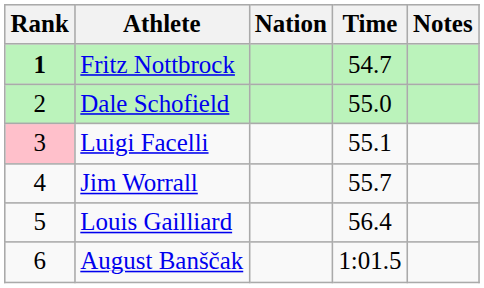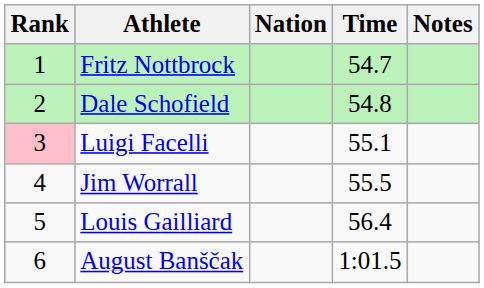(40, 63) bold -> (40, 63) normal
(370, 103) 55.0 -> (370, 103) 54.8
(370, 182) 55.7 -> (370, 182) 55.5
